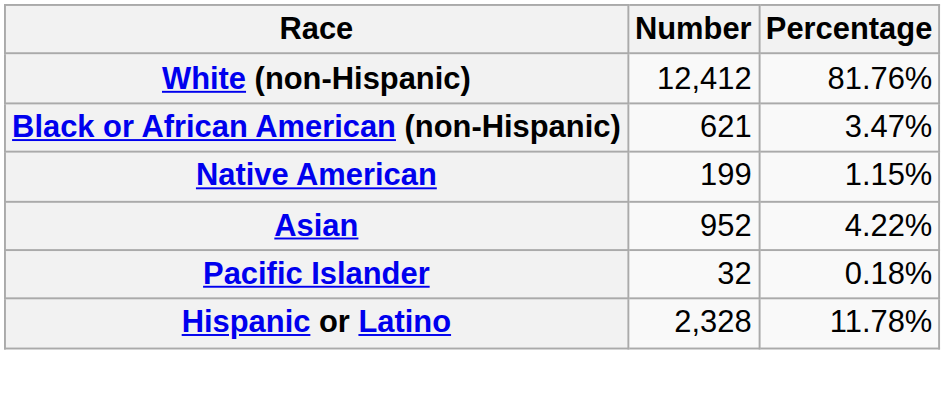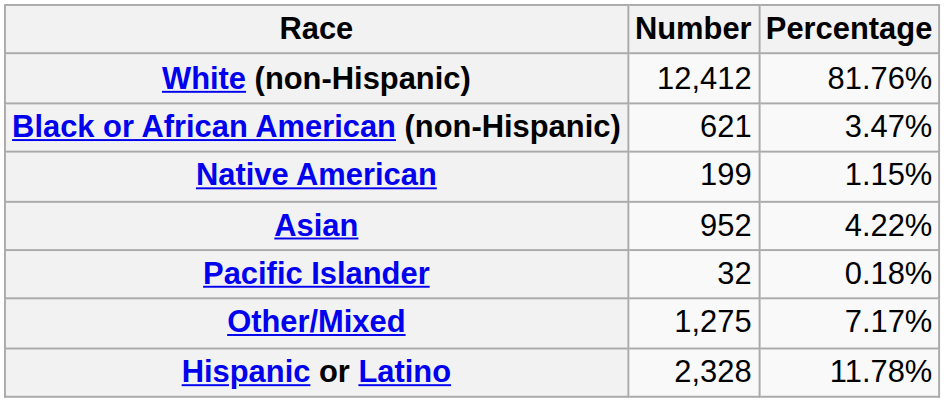+ row: (316, 322)
